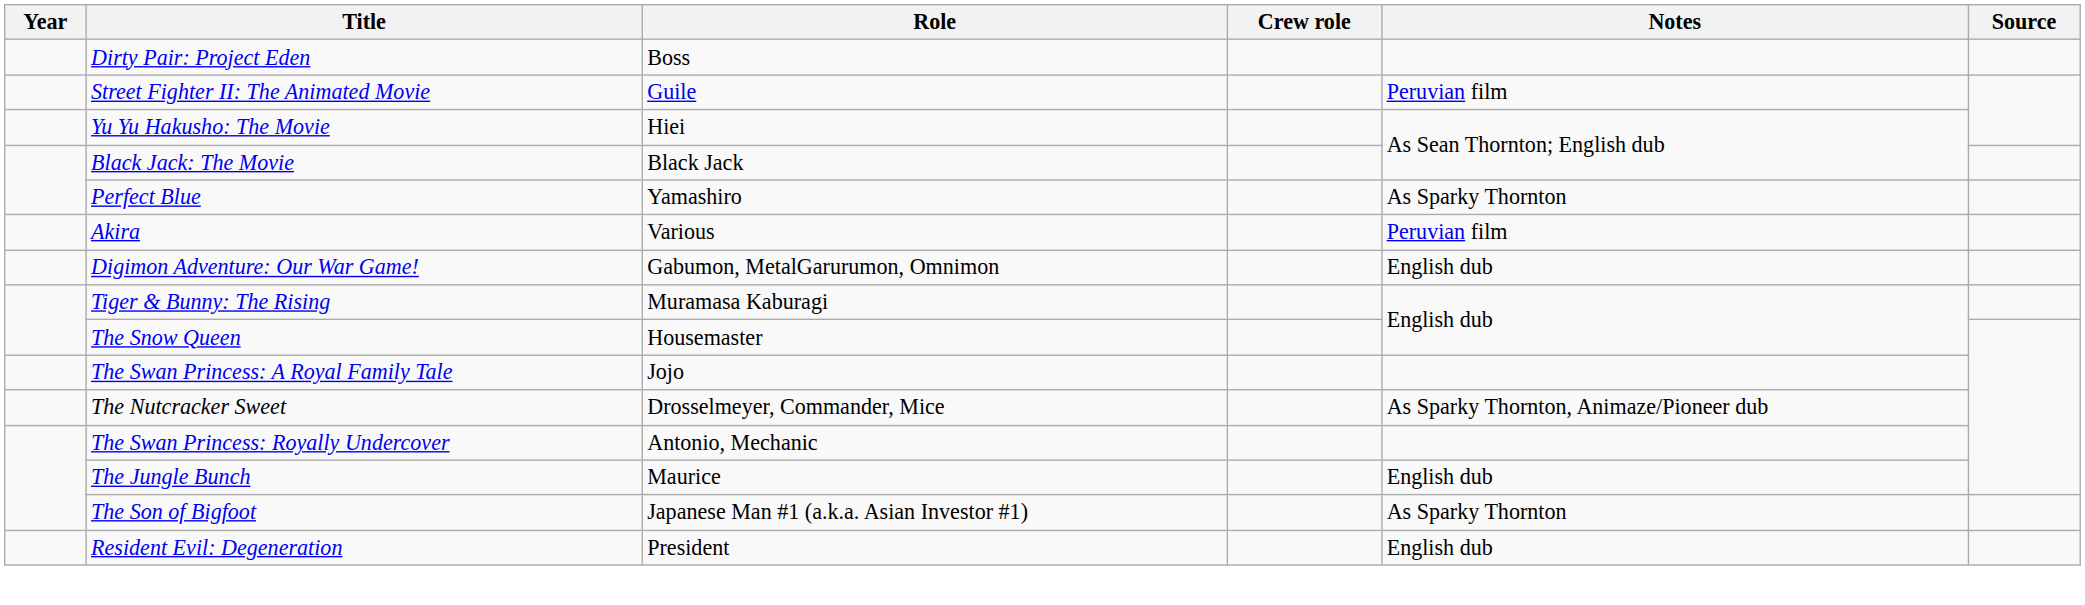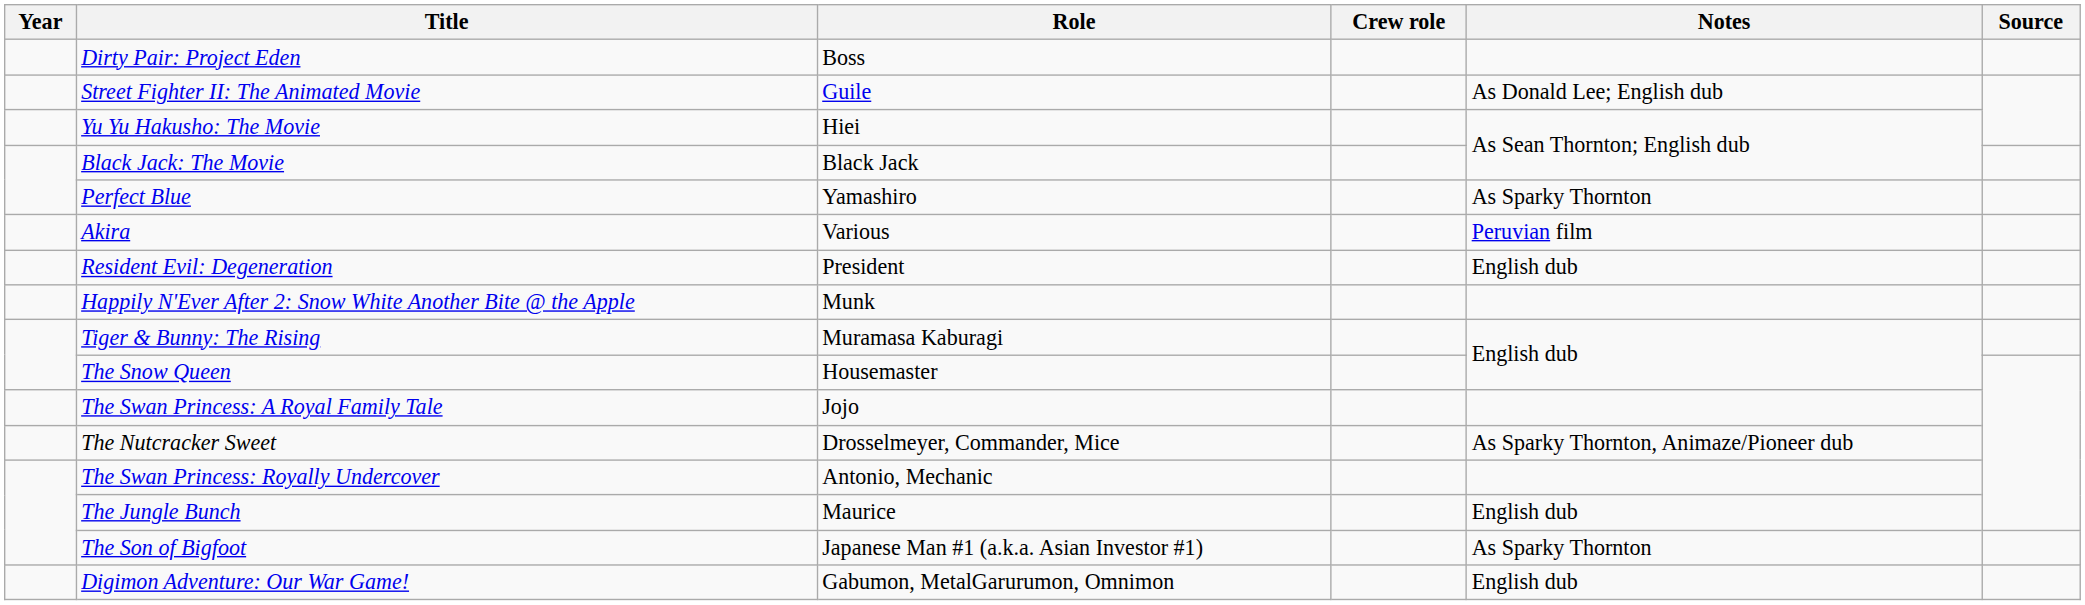(1447, 92) Peruvian film -> (1597, 92) As Donald Lee; English dub
rows swapped: (217, 547) <-> (255, 267)
+ row: (358, 302)
